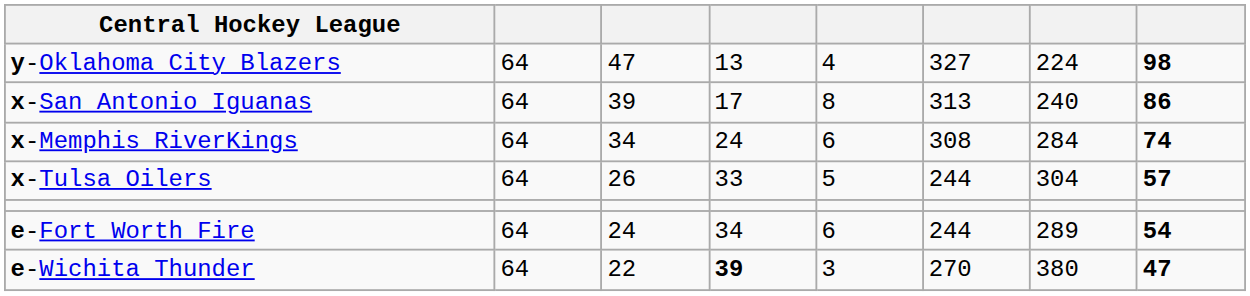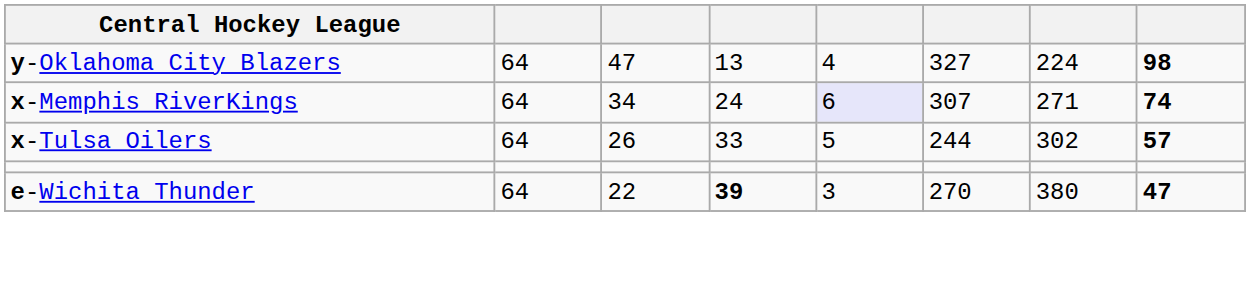- row: (161, 102)
(829, 141) no background -> (829, 102) lavender background
(950, 141) 308 -> (950, 102) 307
(1057, 141) 284 -> (1057, 102) 271
(1057, 180) 304 -> (1057, 141) 302
- row: (133, 231)
